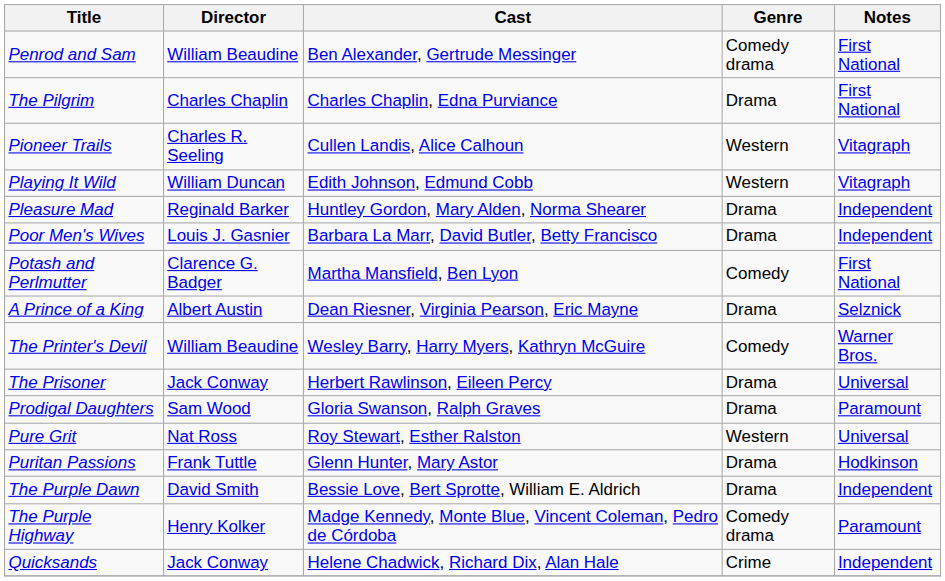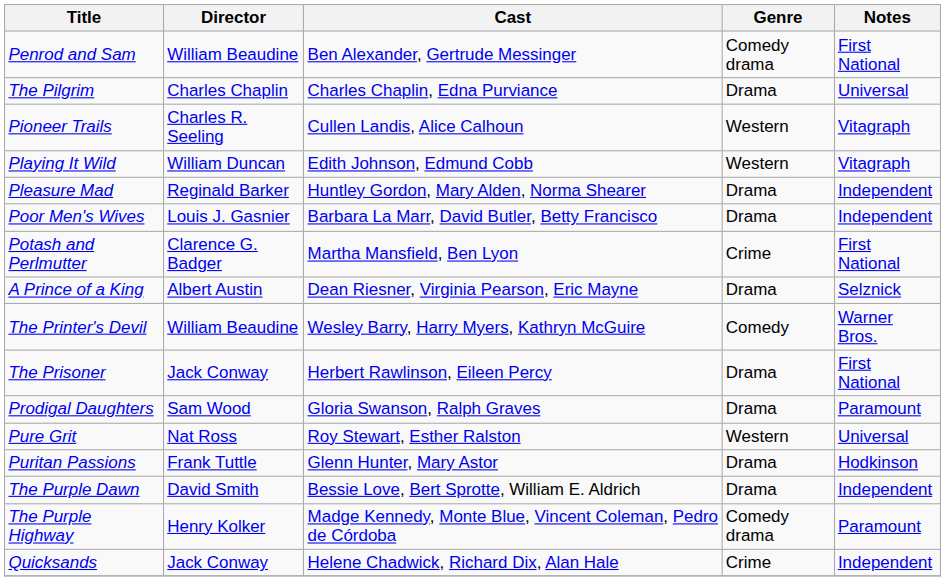(869, 100) First National -> (873, 90) Universal
(757, 273) Comedy -> (748, 253) Crime
(873, 382) Universal -> (869, 372) First National
